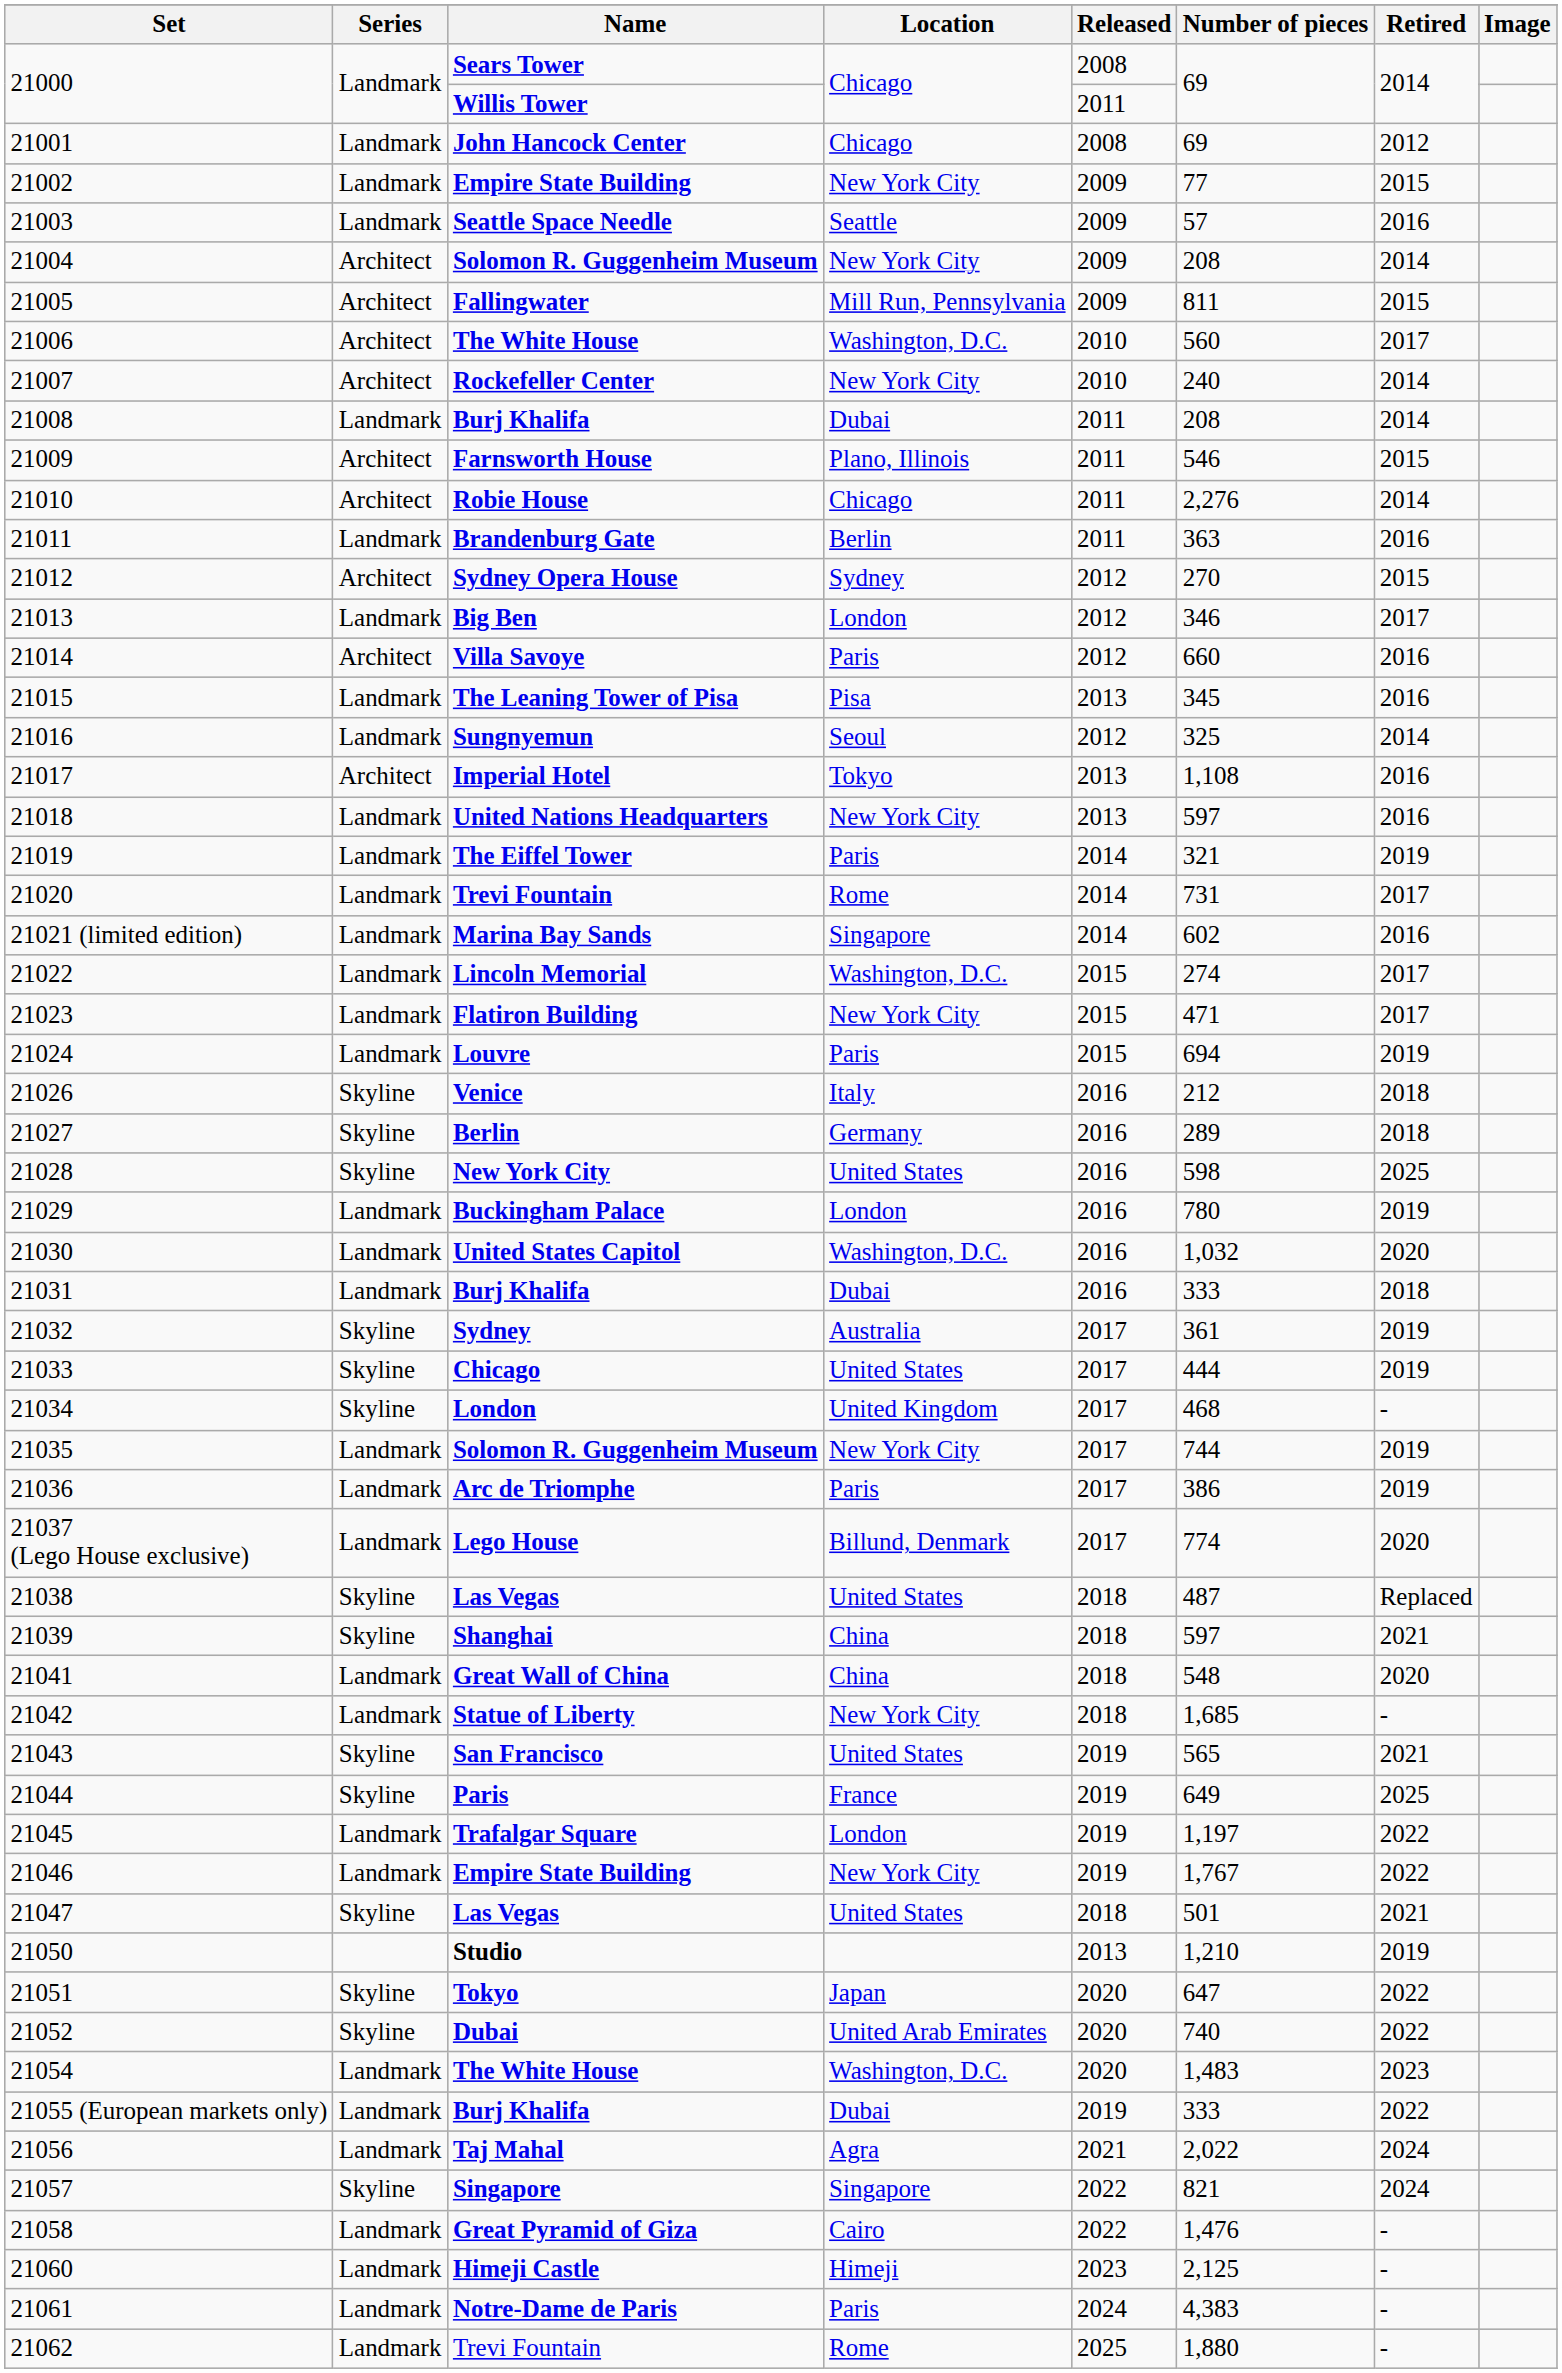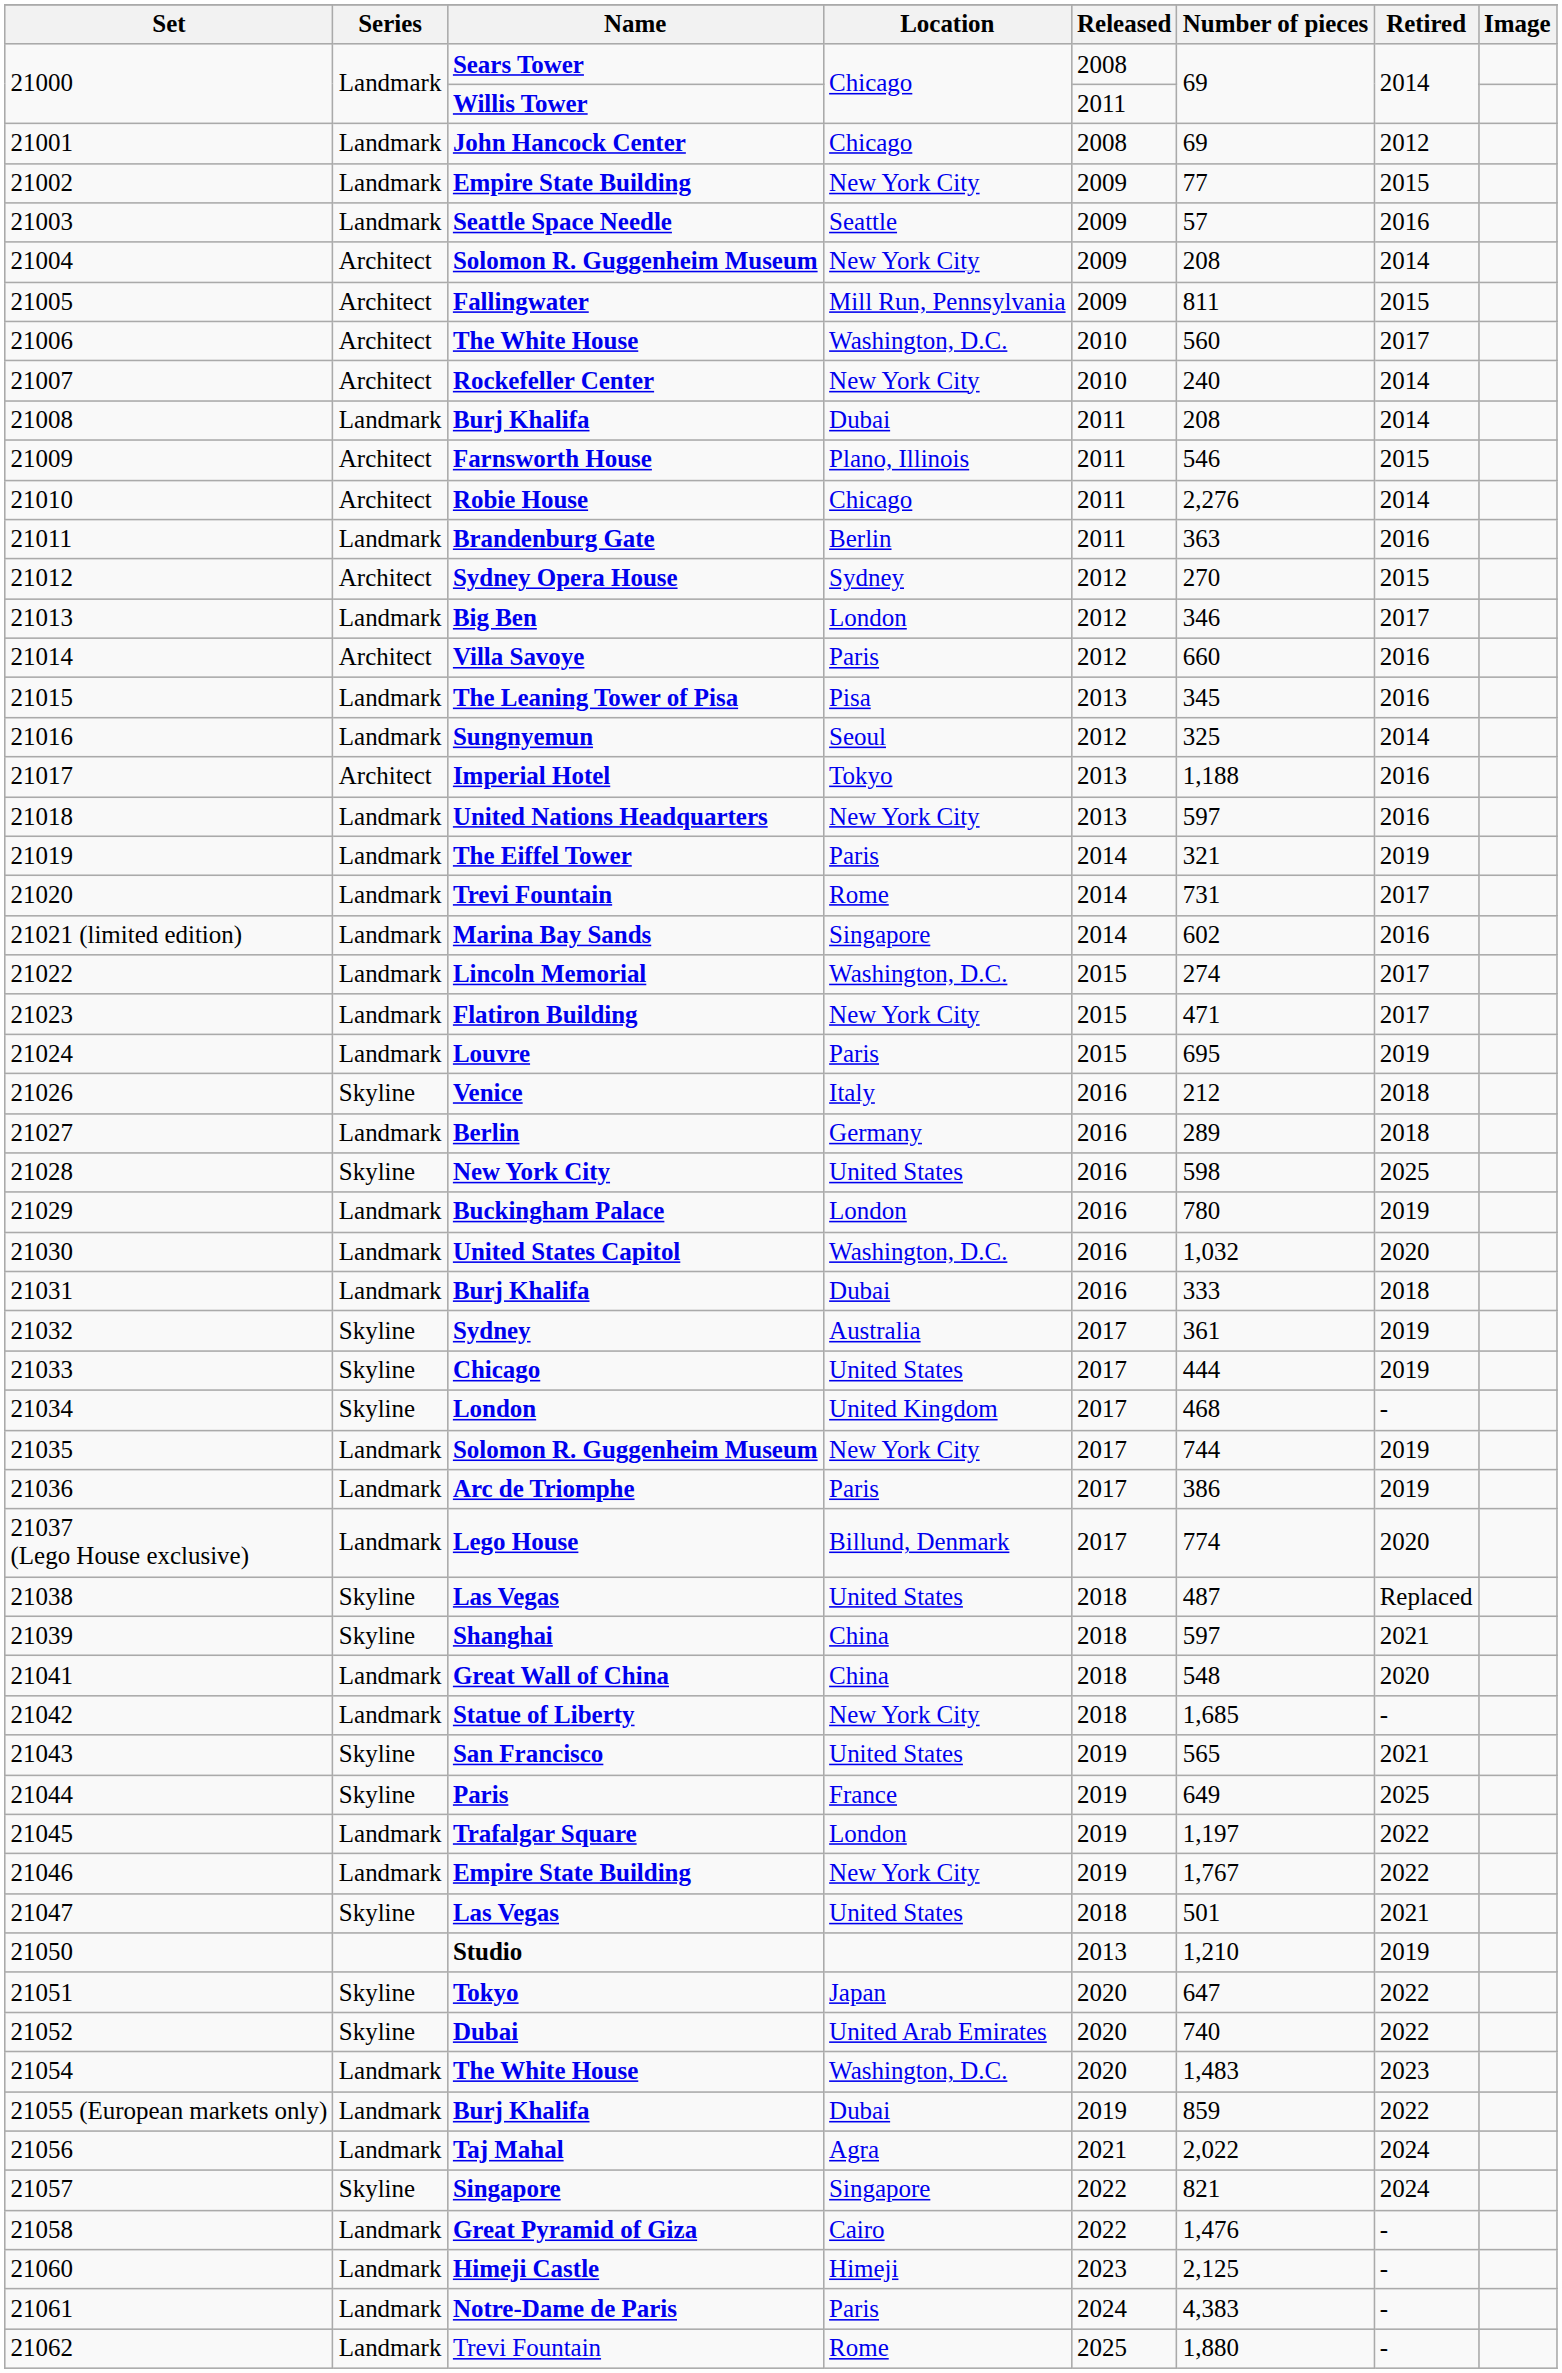(1211, 776) 1,108 -> (1211, 776) 1,188
(1202, 1053) 694 -> (1202, 1053) 695
(377, 1132) Skyline -> (390, 1132) Landmark
(1202, 2110) 333 -> (1202, 2110) 859
